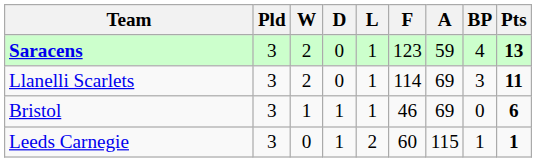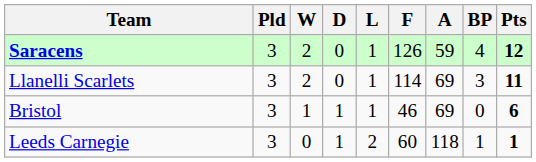(407, 50) 123 -> (407, 50) 126
(514, 50) 13 -> (514, 50) 12
(445, 141) 115 -> (445, 141) 118
